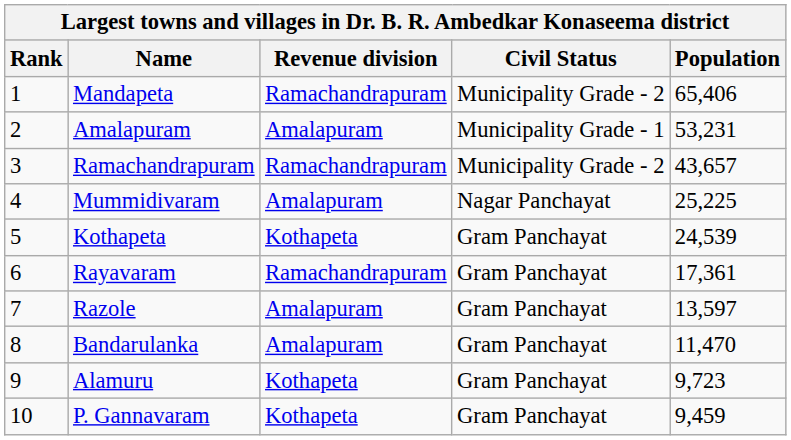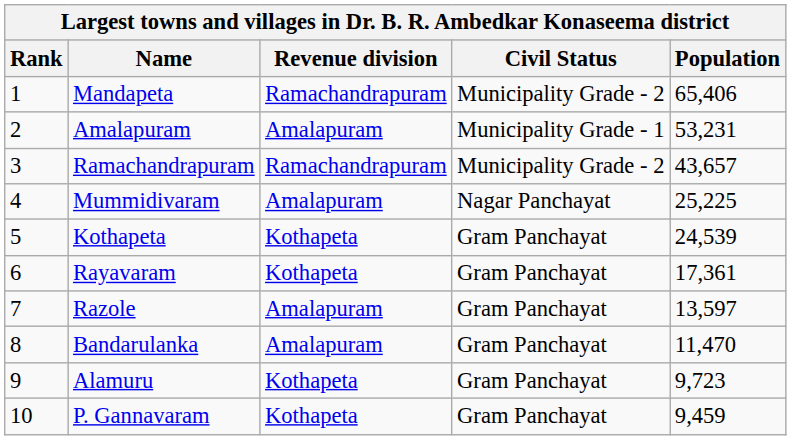(356, 272) Ramachandrapuram -> (311, 272) Kothapeta
